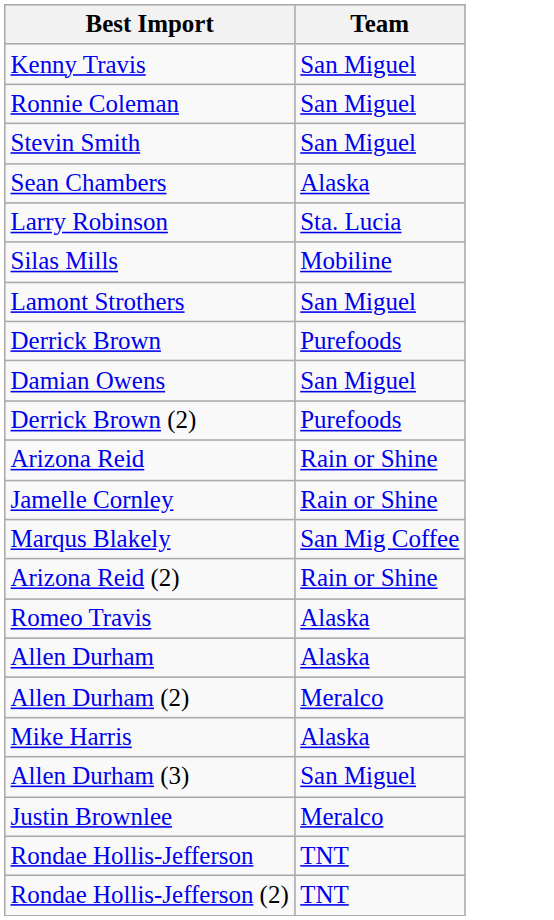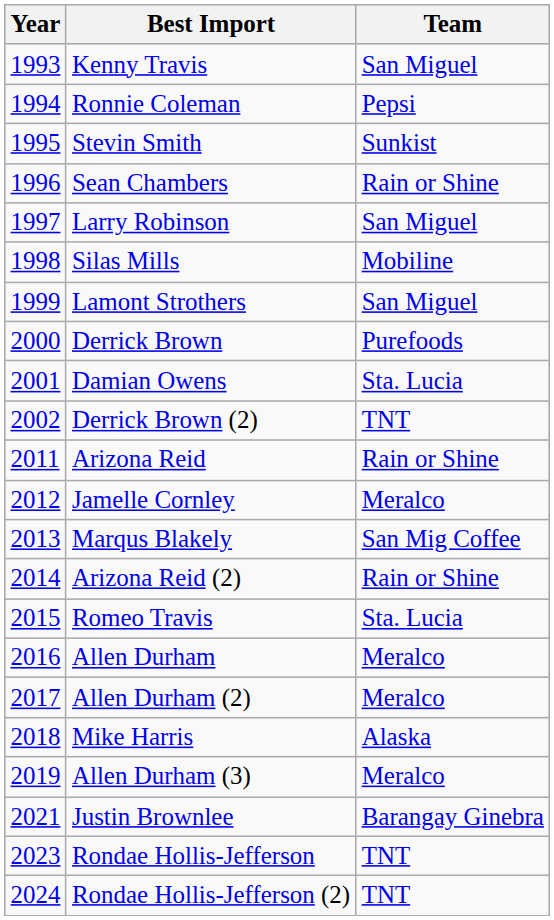+ column: (35, 24)
(358, 103) San Miguel -> (389, 103) Pepsi
(358, 143) San Miguel -> (399, 143) Sunkist
(335, 182) Alaska -> (430, 182) Rain or Shine
(351, 222) Sta. Lucia -> (420, 222) San Miguel
(358, 380) San Miguel -> (412, 380) Sta. Lucia
(351, 420) Purefoods -> (386, 420) TNT
(369, 499) Rain or Shine -> (403, 499) Meralco
(335, 618) Alaska -> (412, 618) Sta. Lucia
(335, 657) Alaska -> (403, 657) Meralco
(358, 776) San Miguel -> (403, 776) Meralco
(342, 815) Meralco -> (453, 815) Barangay Ginebra
